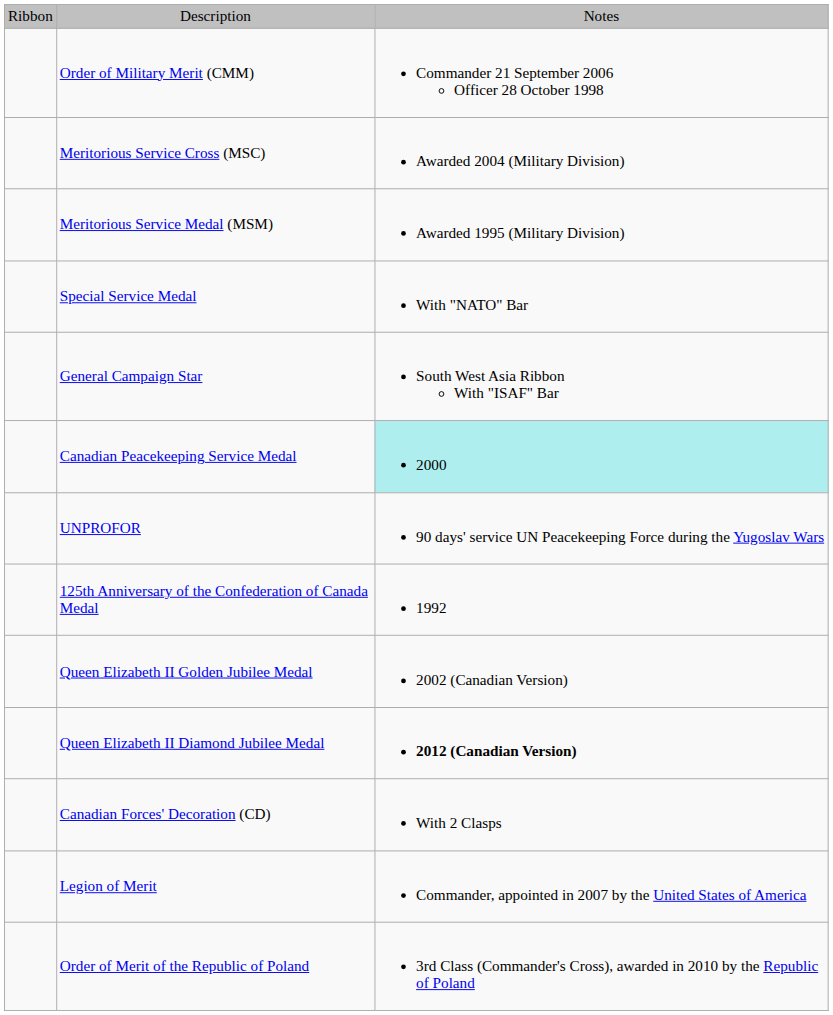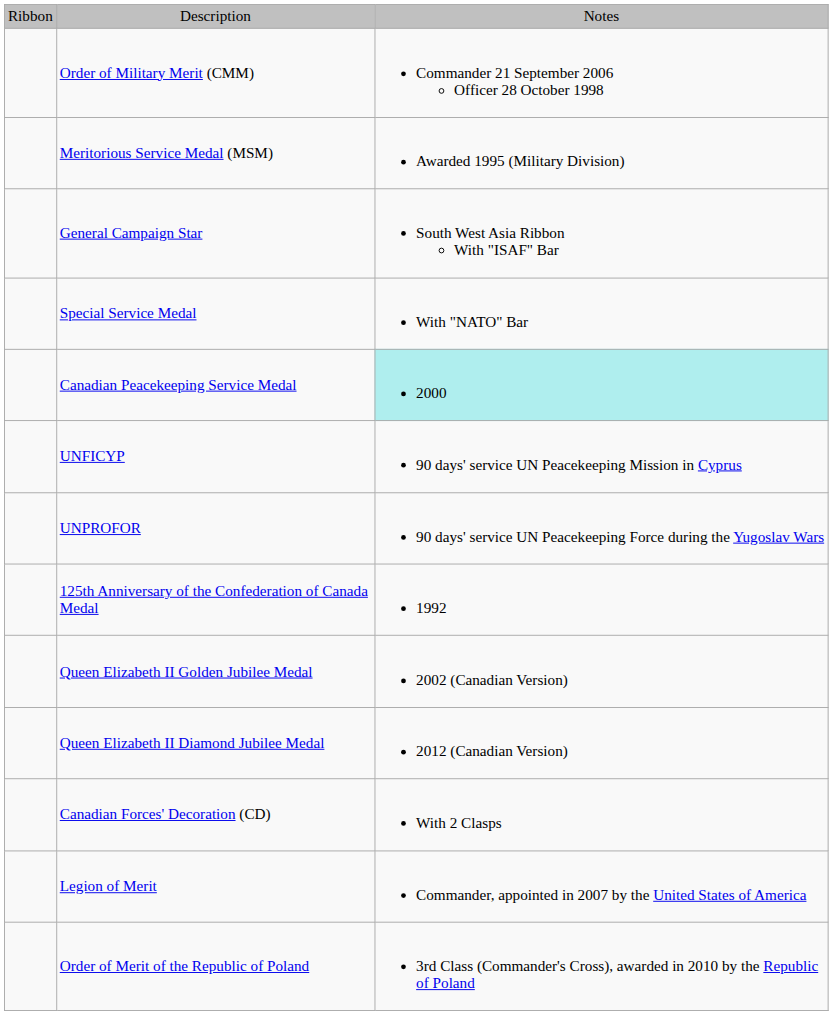- row: (163, 153)
rows swapped: (131, 376) <-> (128, 296)
+ row: (92, 456)
(601, 752) bold -> (601, 752) normal
